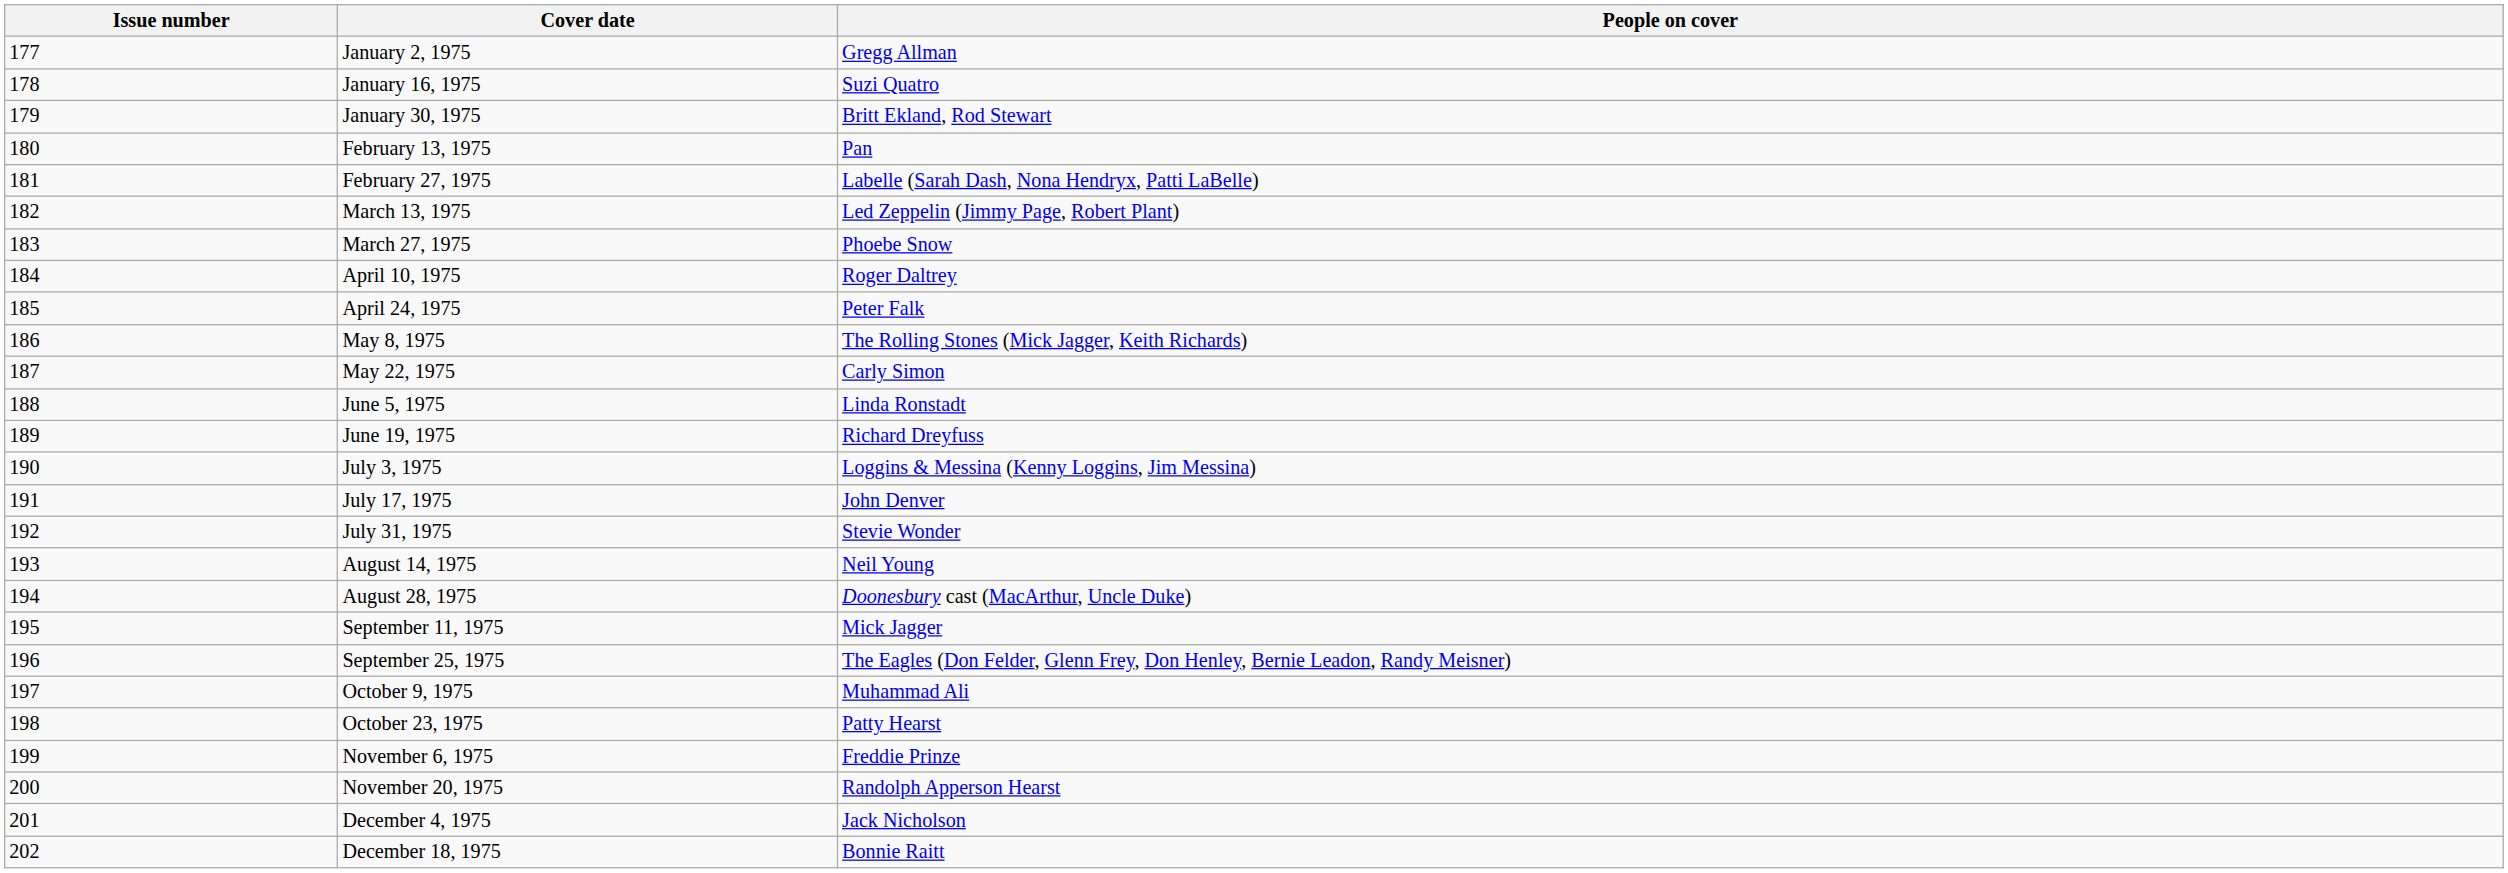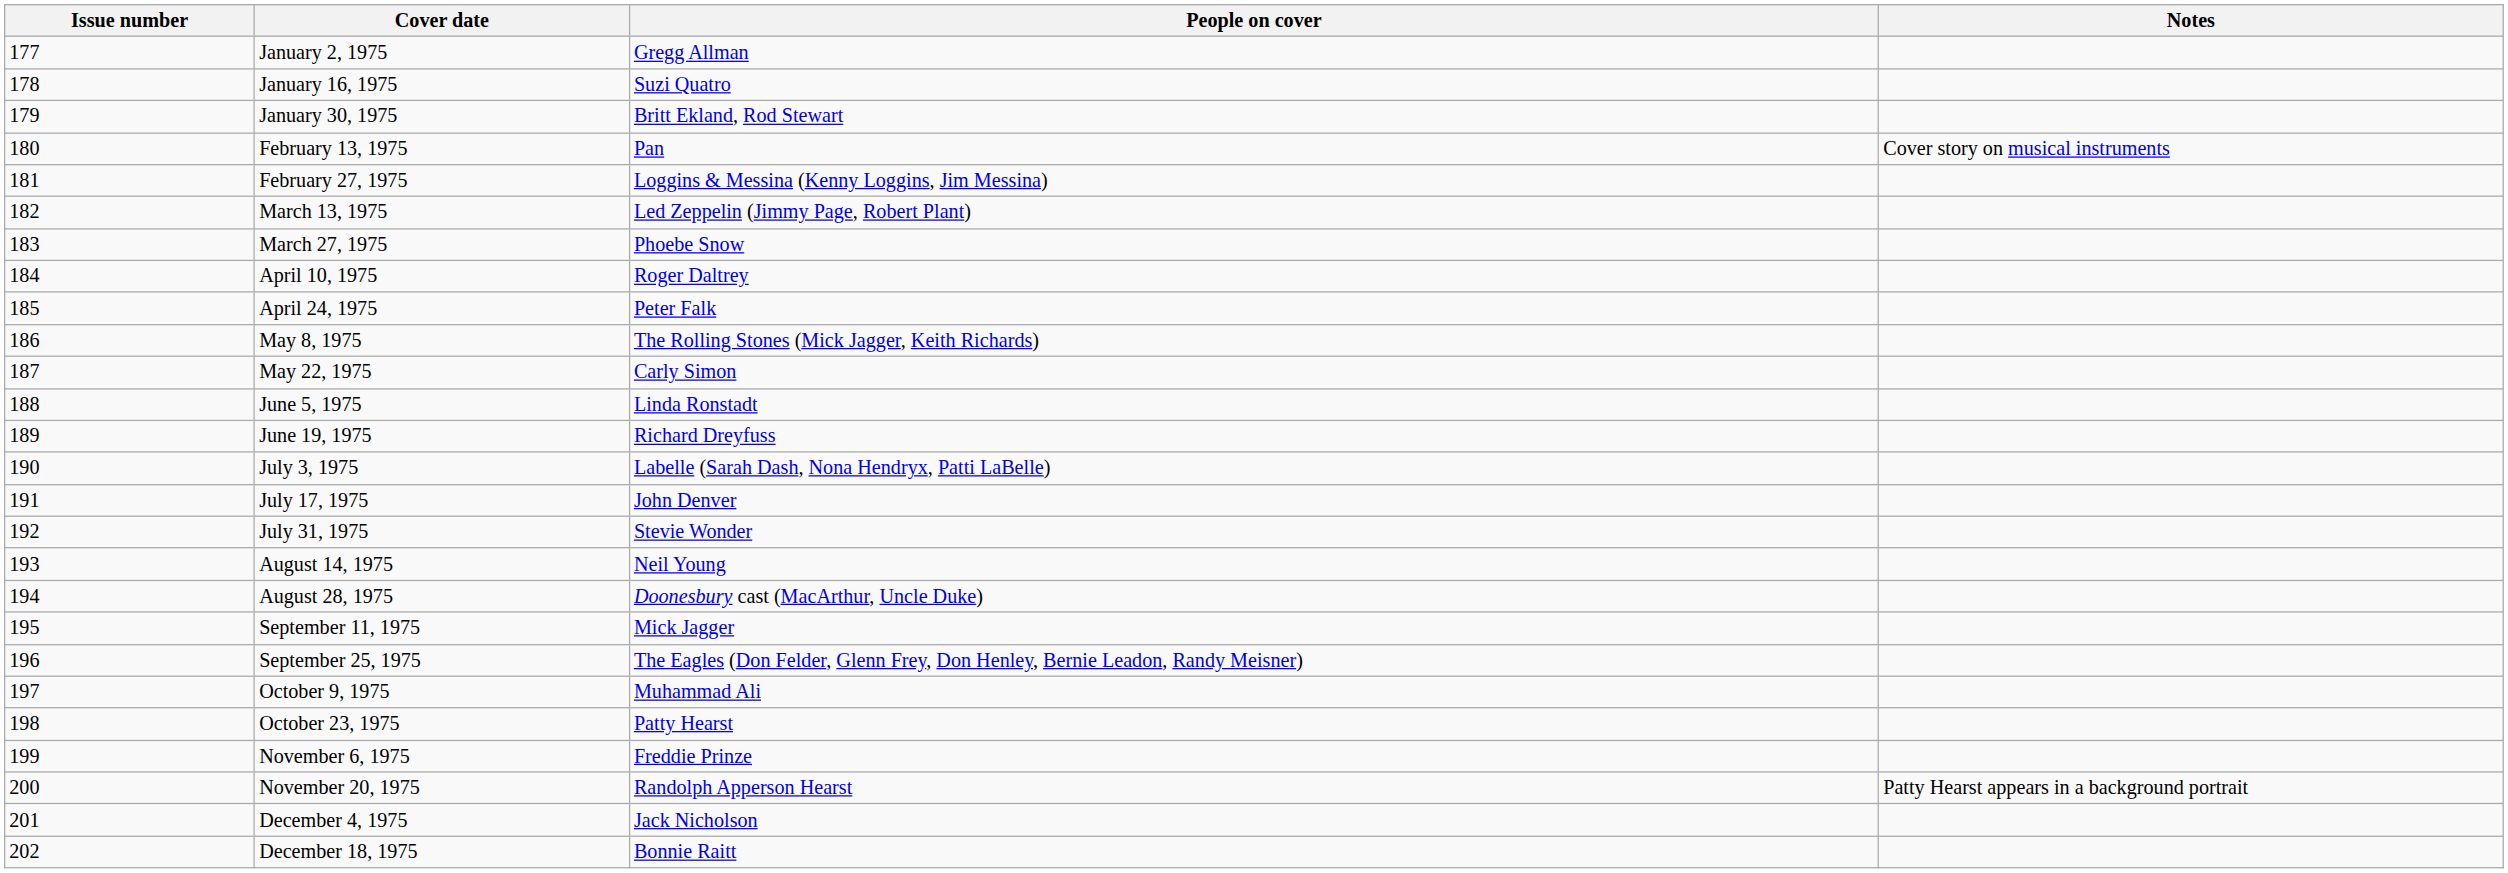+ column: (2191, 20)
(1050, 180) Labelle (Sarah Dash, Nona Hendryx, Patti LaBelle) -> (841, 180) Loggins & Messina (Kenny Loggins, Jim Messina)
(1049, 468) Loggins & Messina (Kenny Loggins, Jim Messina) -> (842, 468) Labelle (Sarah Dash, Nona Hendryx, Patti LaBelle)
